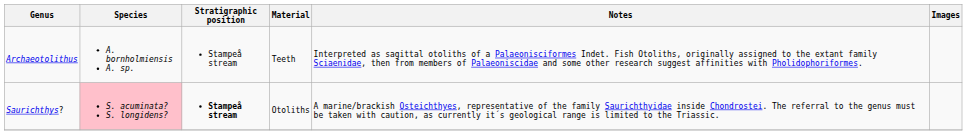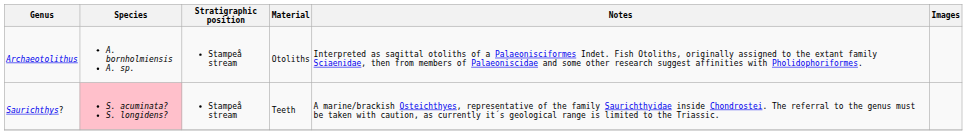(284, 59) Teeth -> (291, 59) Otoliths
(226, 111) bold -> (226, 111) normal
(291, 111) Otoliths -> (284, 111) Teeth
